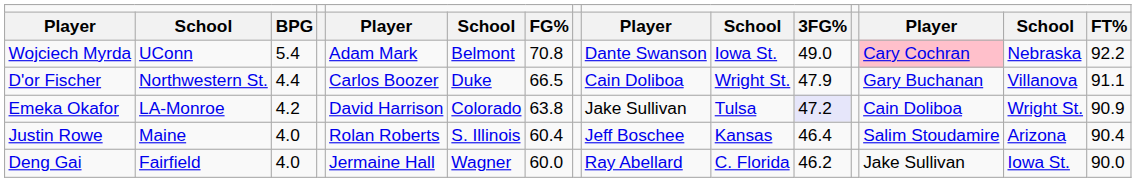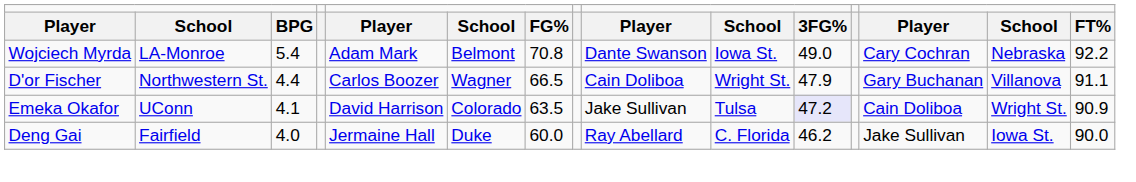(166, 53) UConn -> (182, 53) LA-Monroe
(916, 53) pink background -> (916, 53) no background
(472, 80) Duke -> (481, 80) Wagner
(182, 108) LA-Monroe -> (166, 108) UConn
(288, 108) 4.2 -> (288, 108) 4.1
(546, 108) 63.8 -> (546, 108) 63.5
- row: (56, 135)
(481, 163) Wagner -> (472, 135) Duke
